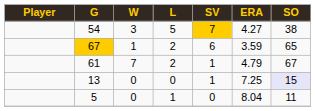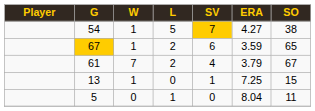(133, 30) 3 -> (133, 30) 1
(212, 64) 1 -> (212, 64) 4
(252, 64) 4.79 -> (252, 64) 3.79
(133, 81) 0 -> (133, 81) 1
(291, 81) lavender background -> (291, 81) no background
